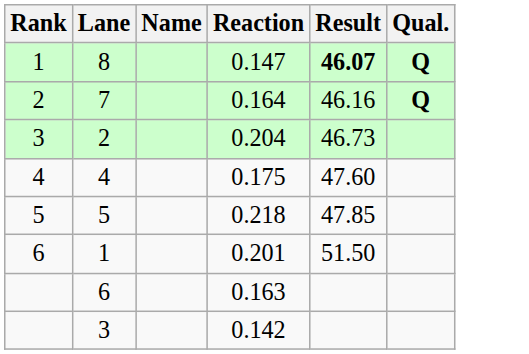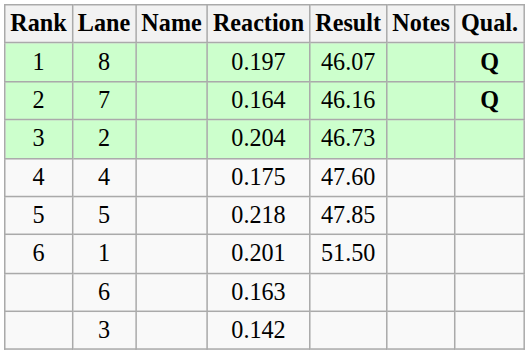+ column: (421, 23)
(259, 61) 0.147 -> (259, 61) 0.197
(348, 61) bold -> (348, 61) normal
